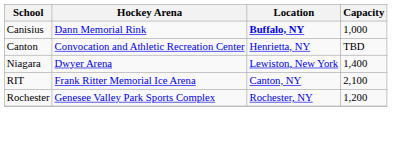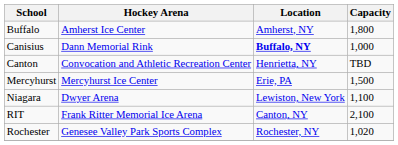+ row: (23, 30)
+ row: (32, 81)
(355, 64) 1,400 -> (362, 98) 1,100
(355, 98) 1,200 -> (362, 132) 1,020
